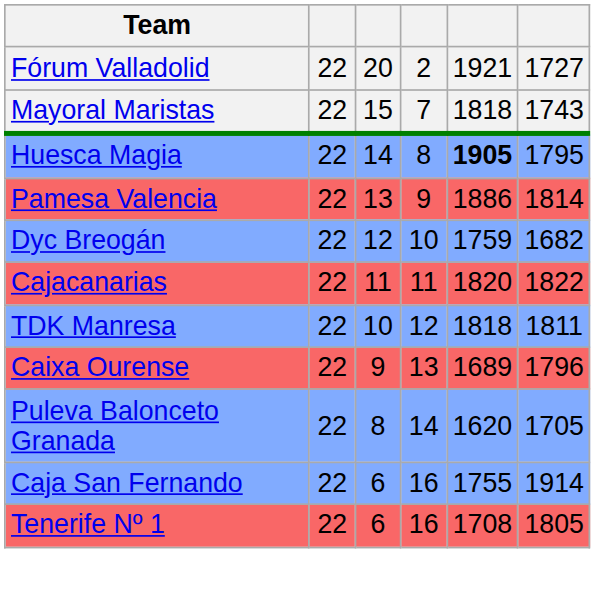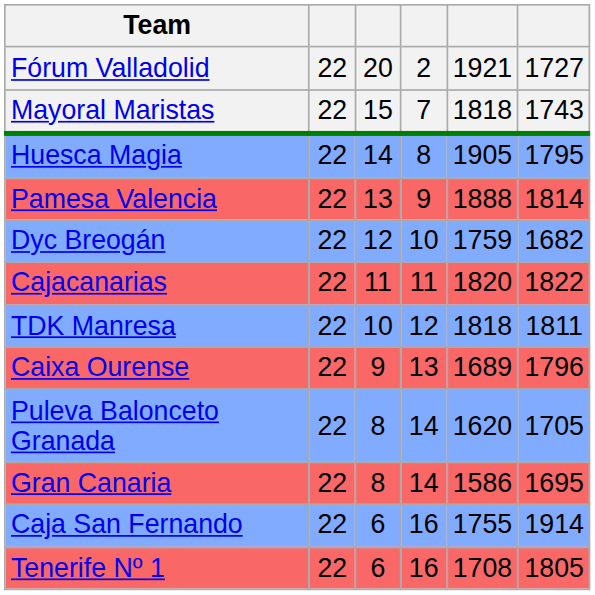(482, 156) bold -> (482, 156) normal
(482, 198) 1886 -> (482, 198) 1888
+ row: (91, 482)
